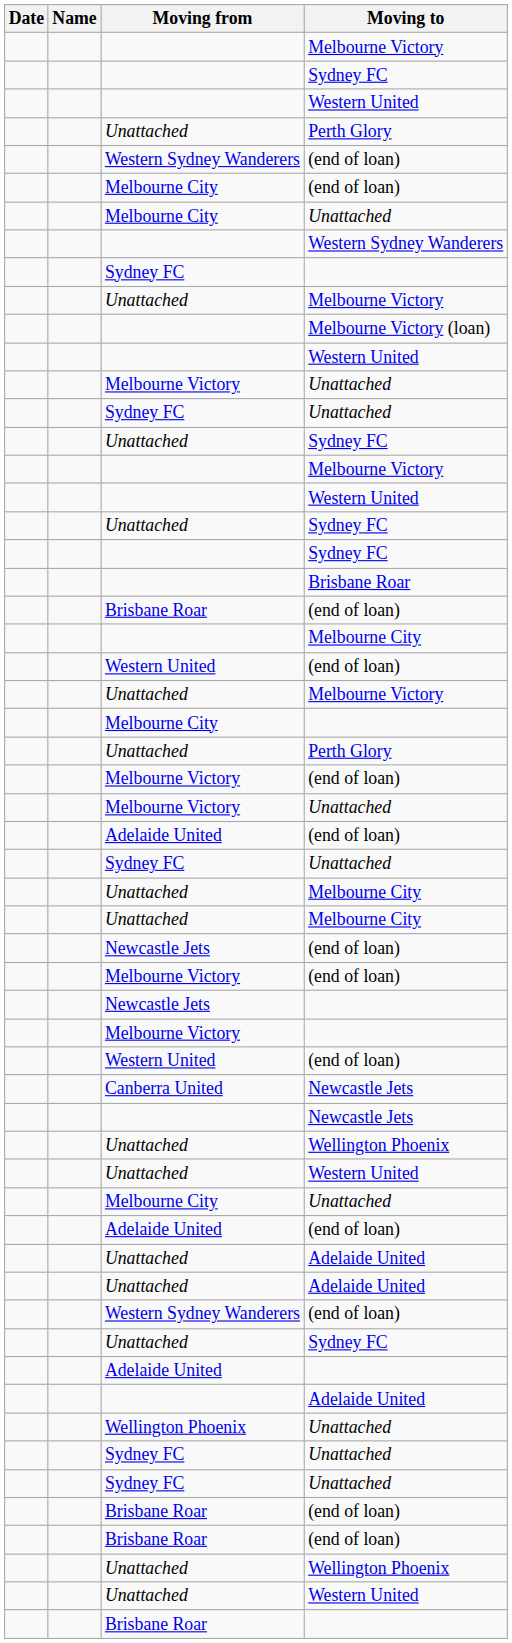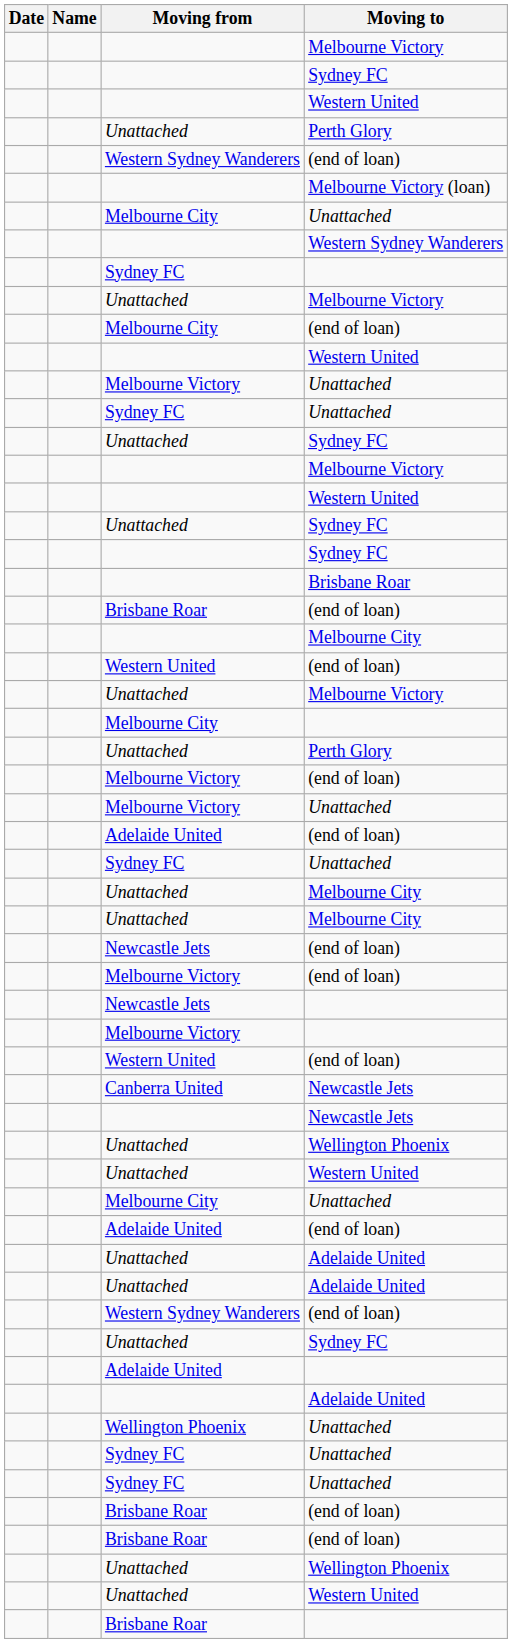rows swapped: (202, 328) <-> (161, 187)
